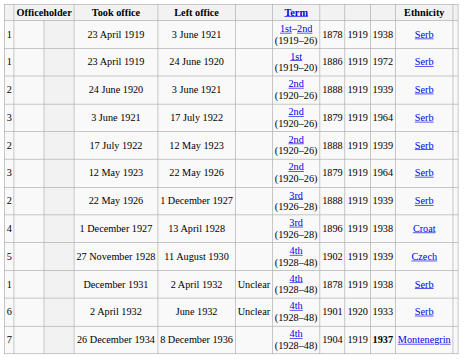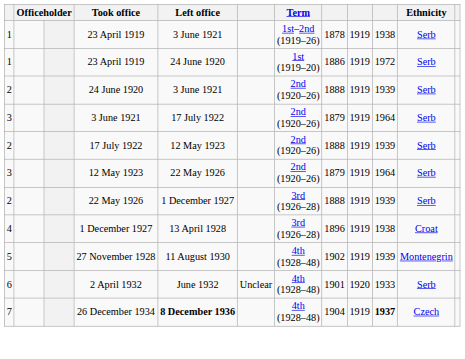(424, 256) Czech -> (426, 256) Montenegrin
- row: (9, 284)
(197, 339) normal -> (198, 312) bold
(424, 339) Montenegrin -> (426, 312) Czech
